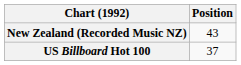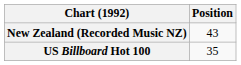(213, 51) 37 -> (213, 51) 35
